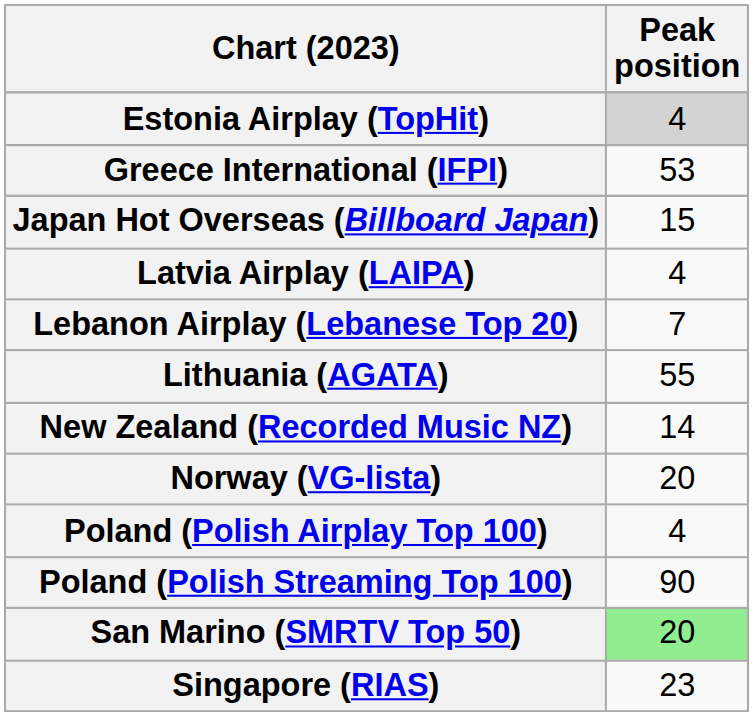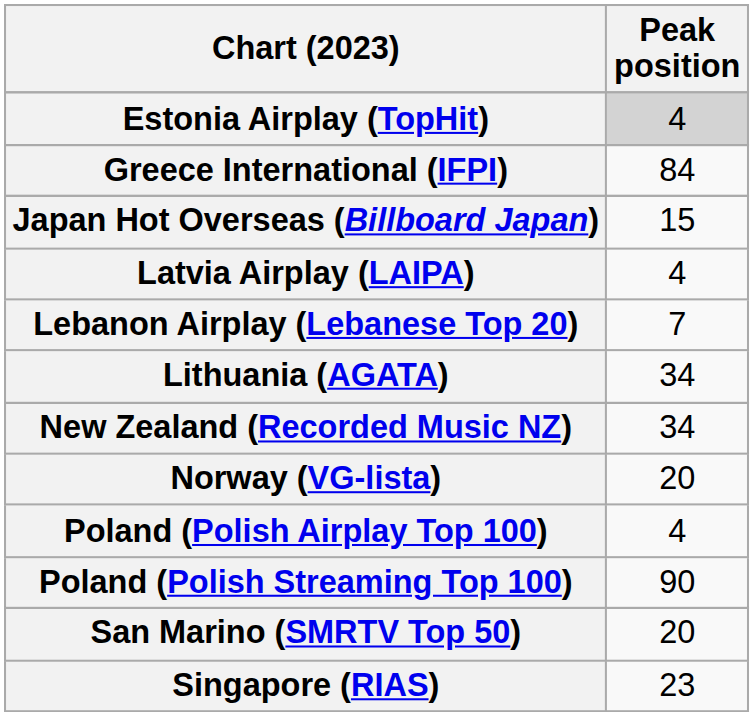(677, 169) 53 -> (677, 169) 84
(677, 375) 55 -> (677, 375) 34
(677, 427) 14 -> (677, 427) 34
(677, 633) lightgreen background -> (677, 633) no background
